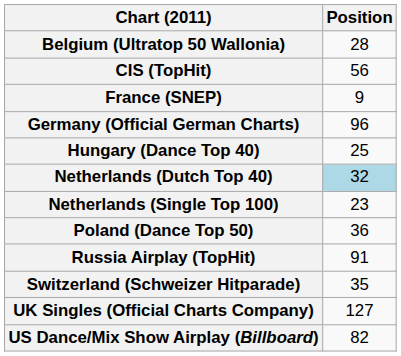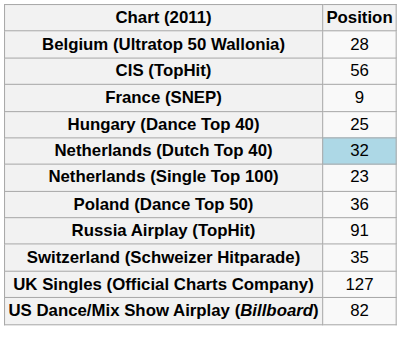- row: (164, 124)
